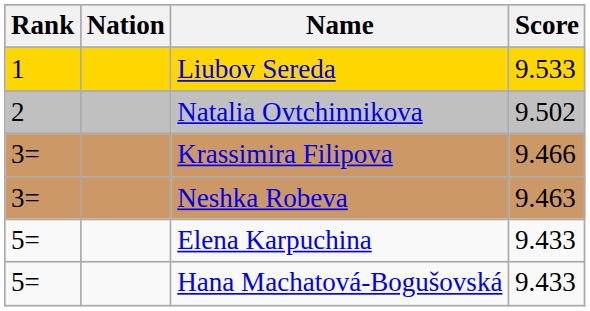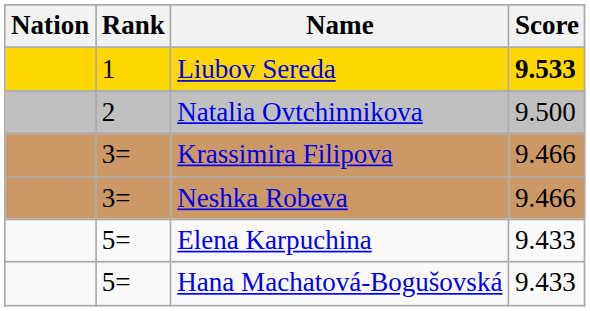columns swapped: (43, 25) <-> (126, 25)
(545, 68) normal -> (545, 68) bold
(545, 111) 9.502 -> (545, 111) 9.500
(545, 197) 9.463 -> (545, 197) 9.466
